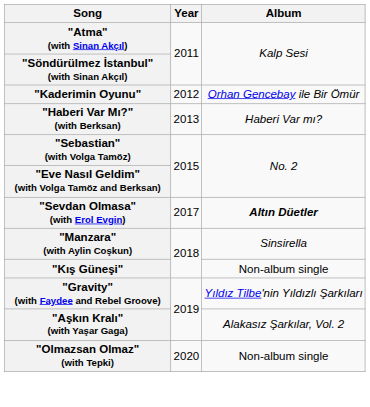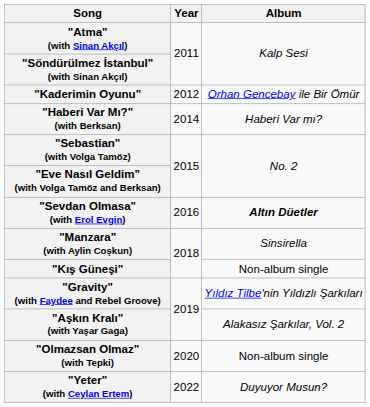(186, 119) 2013 -> (186, 119) 2014
(186, 212) 2017 -> (186, 212) 2016
+ row: (88, 387)
